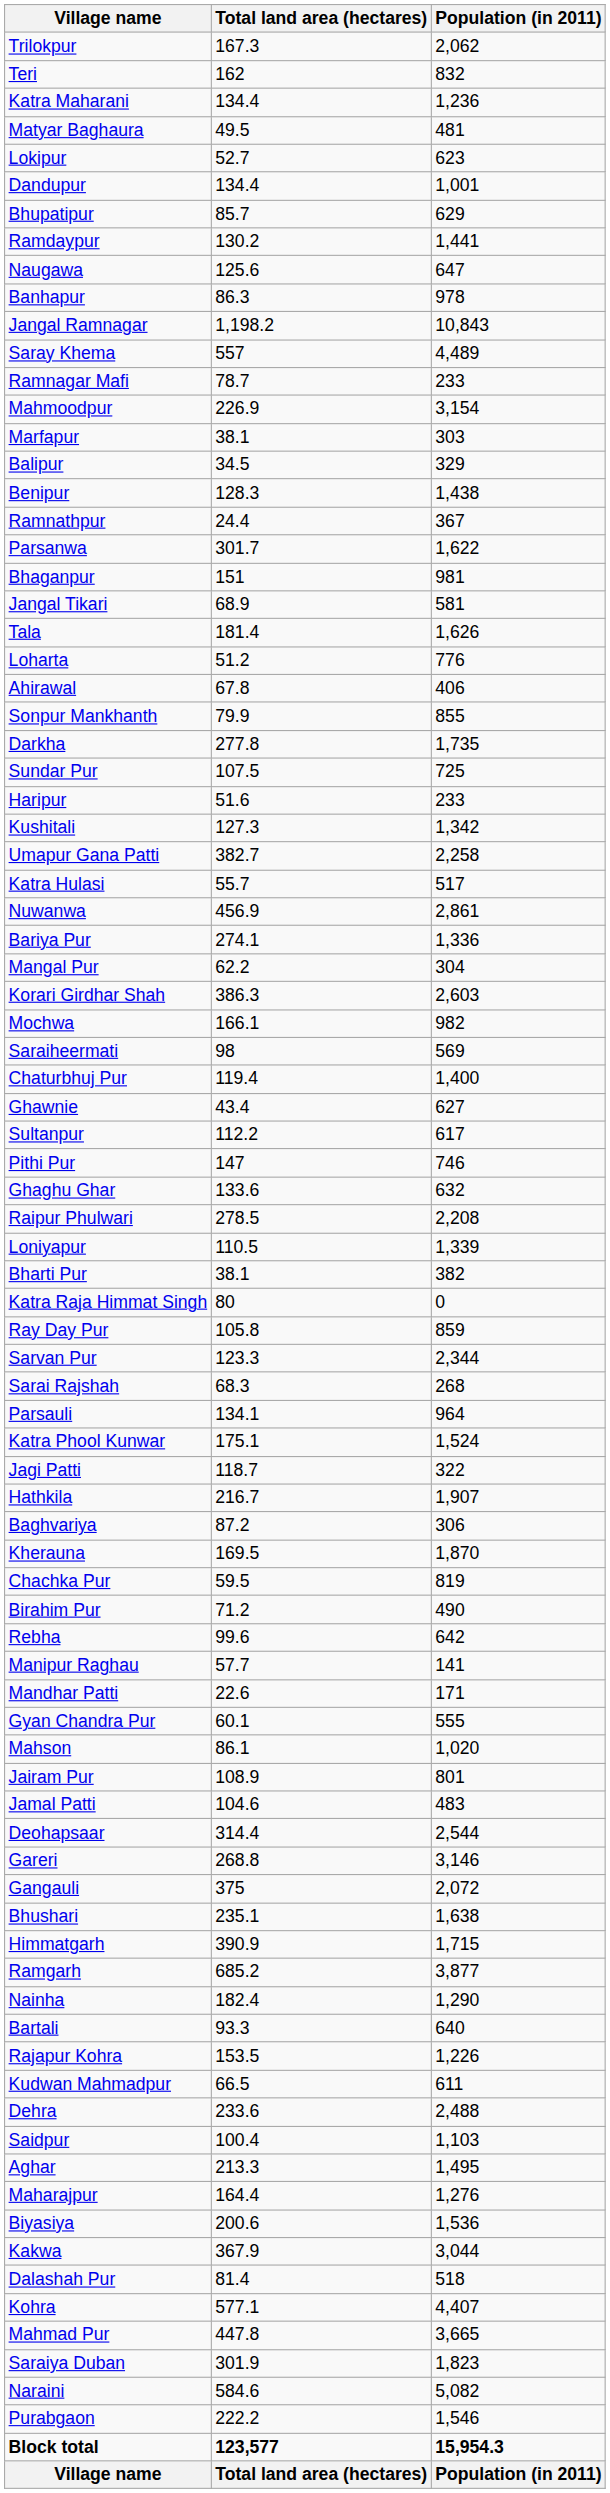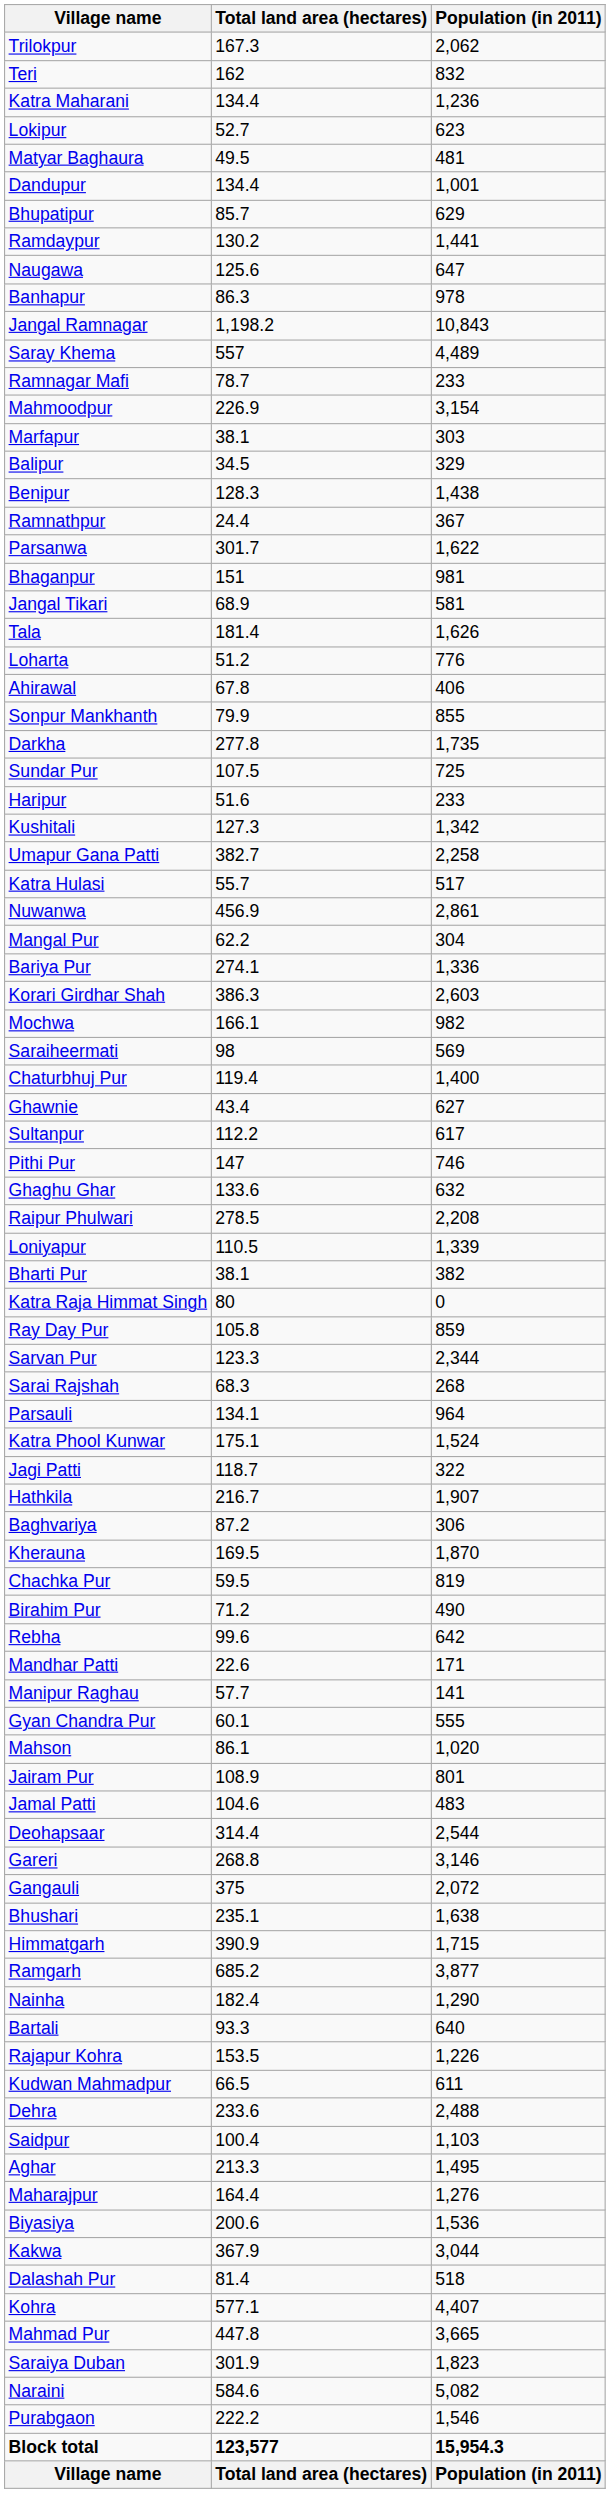rows swapped: (37, 158) <-> (76, 130)
rows swapped: (54, 967) <-> (50, 939)
rows swapped: (74, 1665) <-> (63, 1693)
